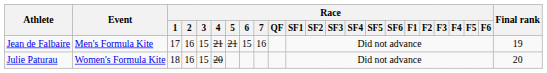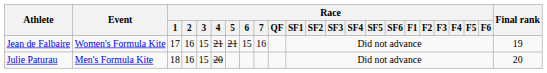(114, 44) Men's Formula Kite -> (120, 44) Women's Formula Kite
(120, 60) Women's Formula Kite -> (114, 60) Men's Formula Kite
